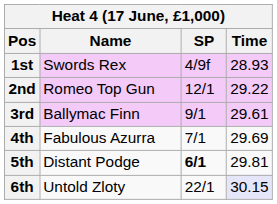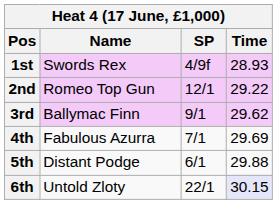(249, 114) 29.61 -> (249, 114) 29.62
(195, 162) bold -> (195, 162) normal
(249, 162) 29.81 -> (249, 162) 29.88
